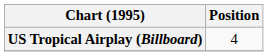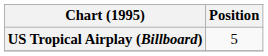(234, 39) 4 -> (234, 39) 5
